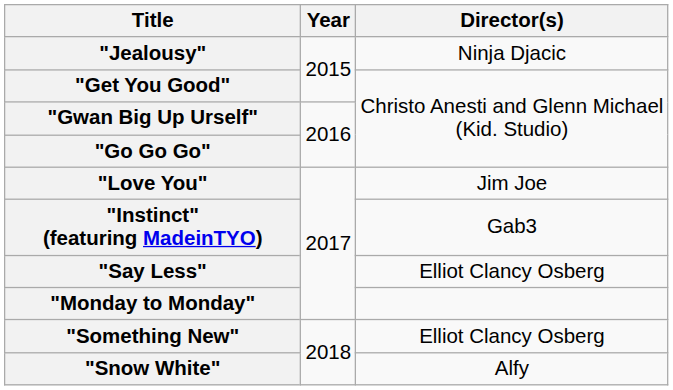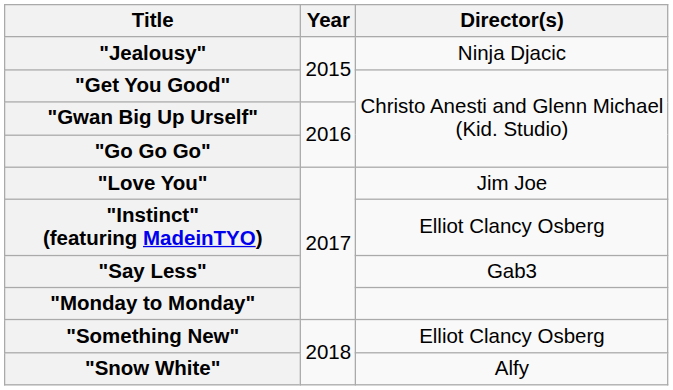(512, 227) Gab3 -> (512, 227) Elliot Clancy Osberg
(512, 271) Elliot Clancy Osberg -> (512, 271) Gab3
